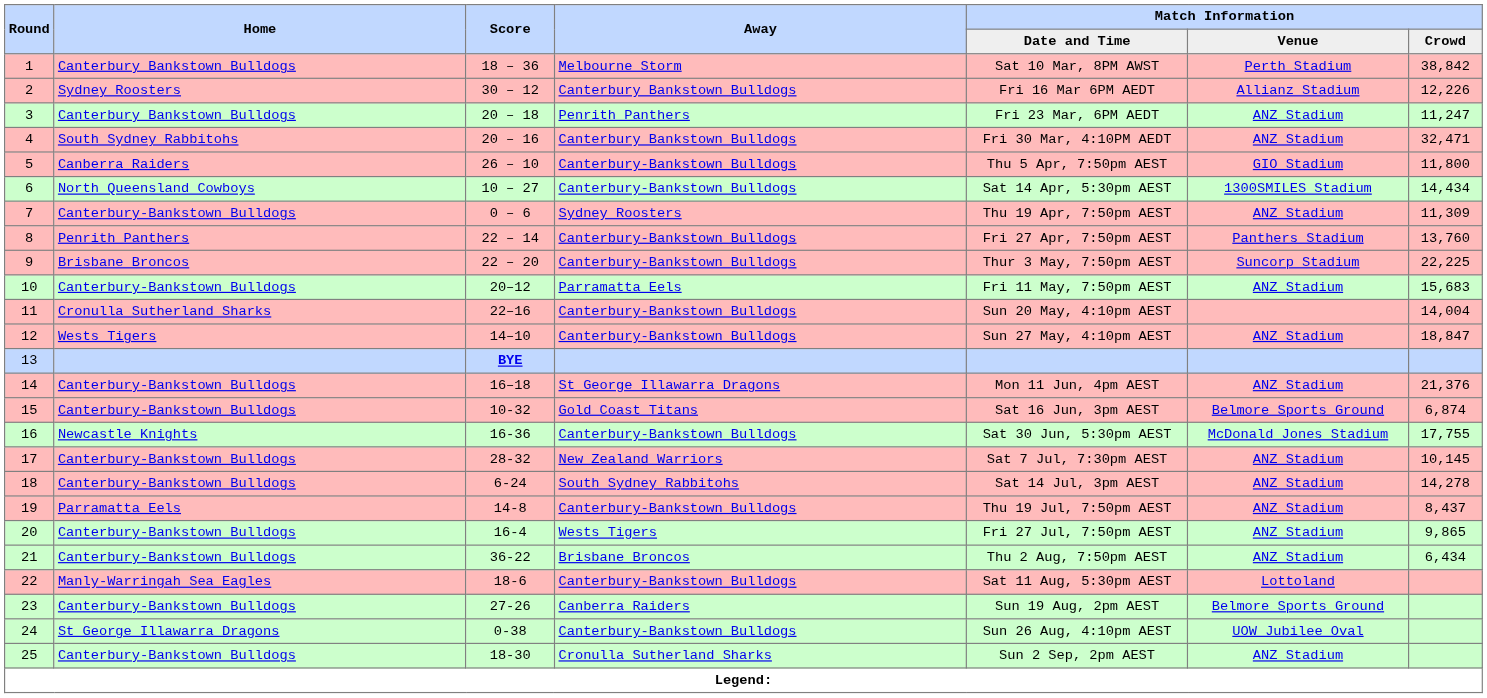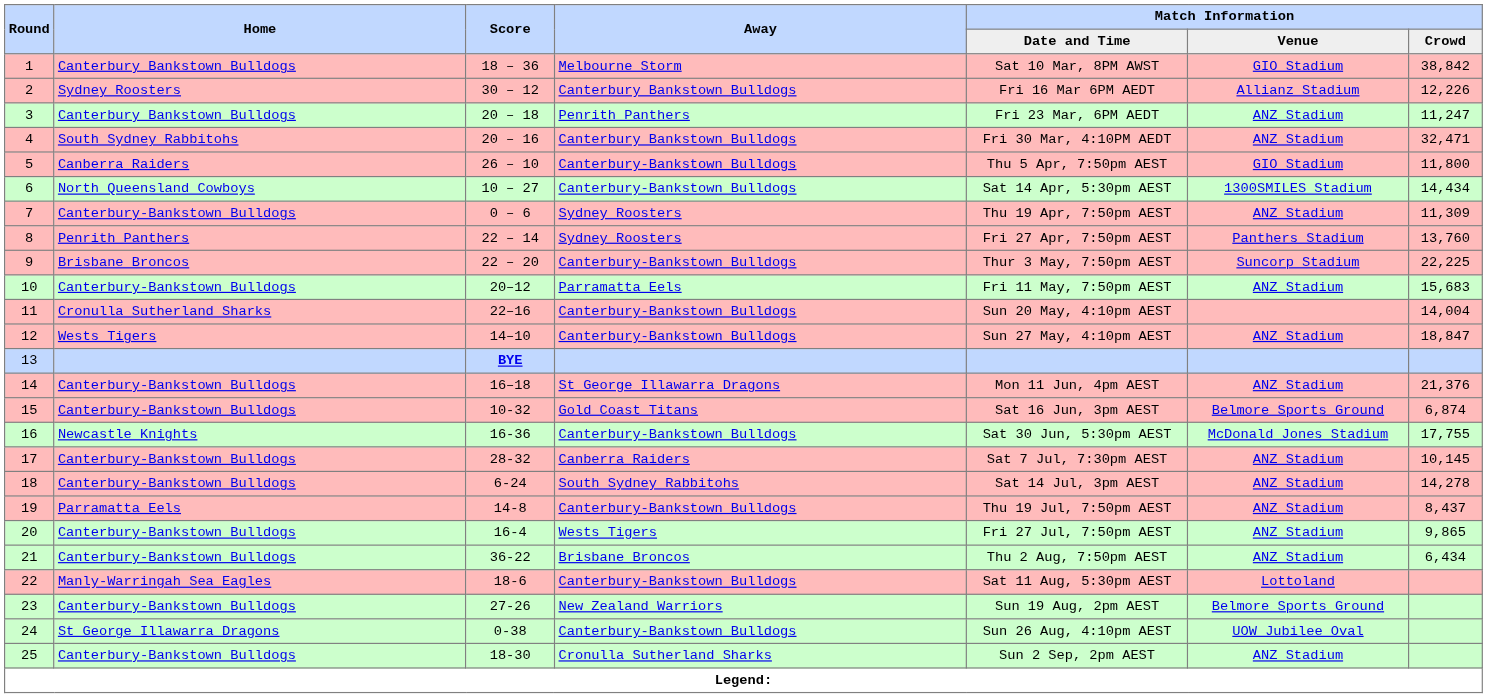(1298, 66) Perth Stadium -> (1298, 66) GIO Stadium
(678, 238) Canterbury-Bankstown Bulldogs -> (620, 238) Sydney Roosters
(641, 459) New Zealand Warriors -> (624, 459) Canberra Raiders
(624, 607) Canberra Raiders -> (641, 607) New Zealand Warriors
